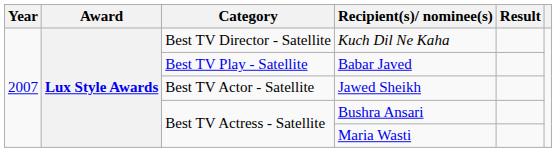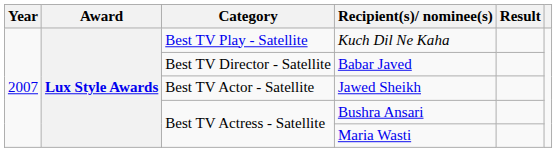(248, 40) Best TV Director - Satellite -> (236, 40) Best TV Play - Satellite
(236, 64) Best TV Play - Satellite -> (248, 64) Best TV Director - Satellite
